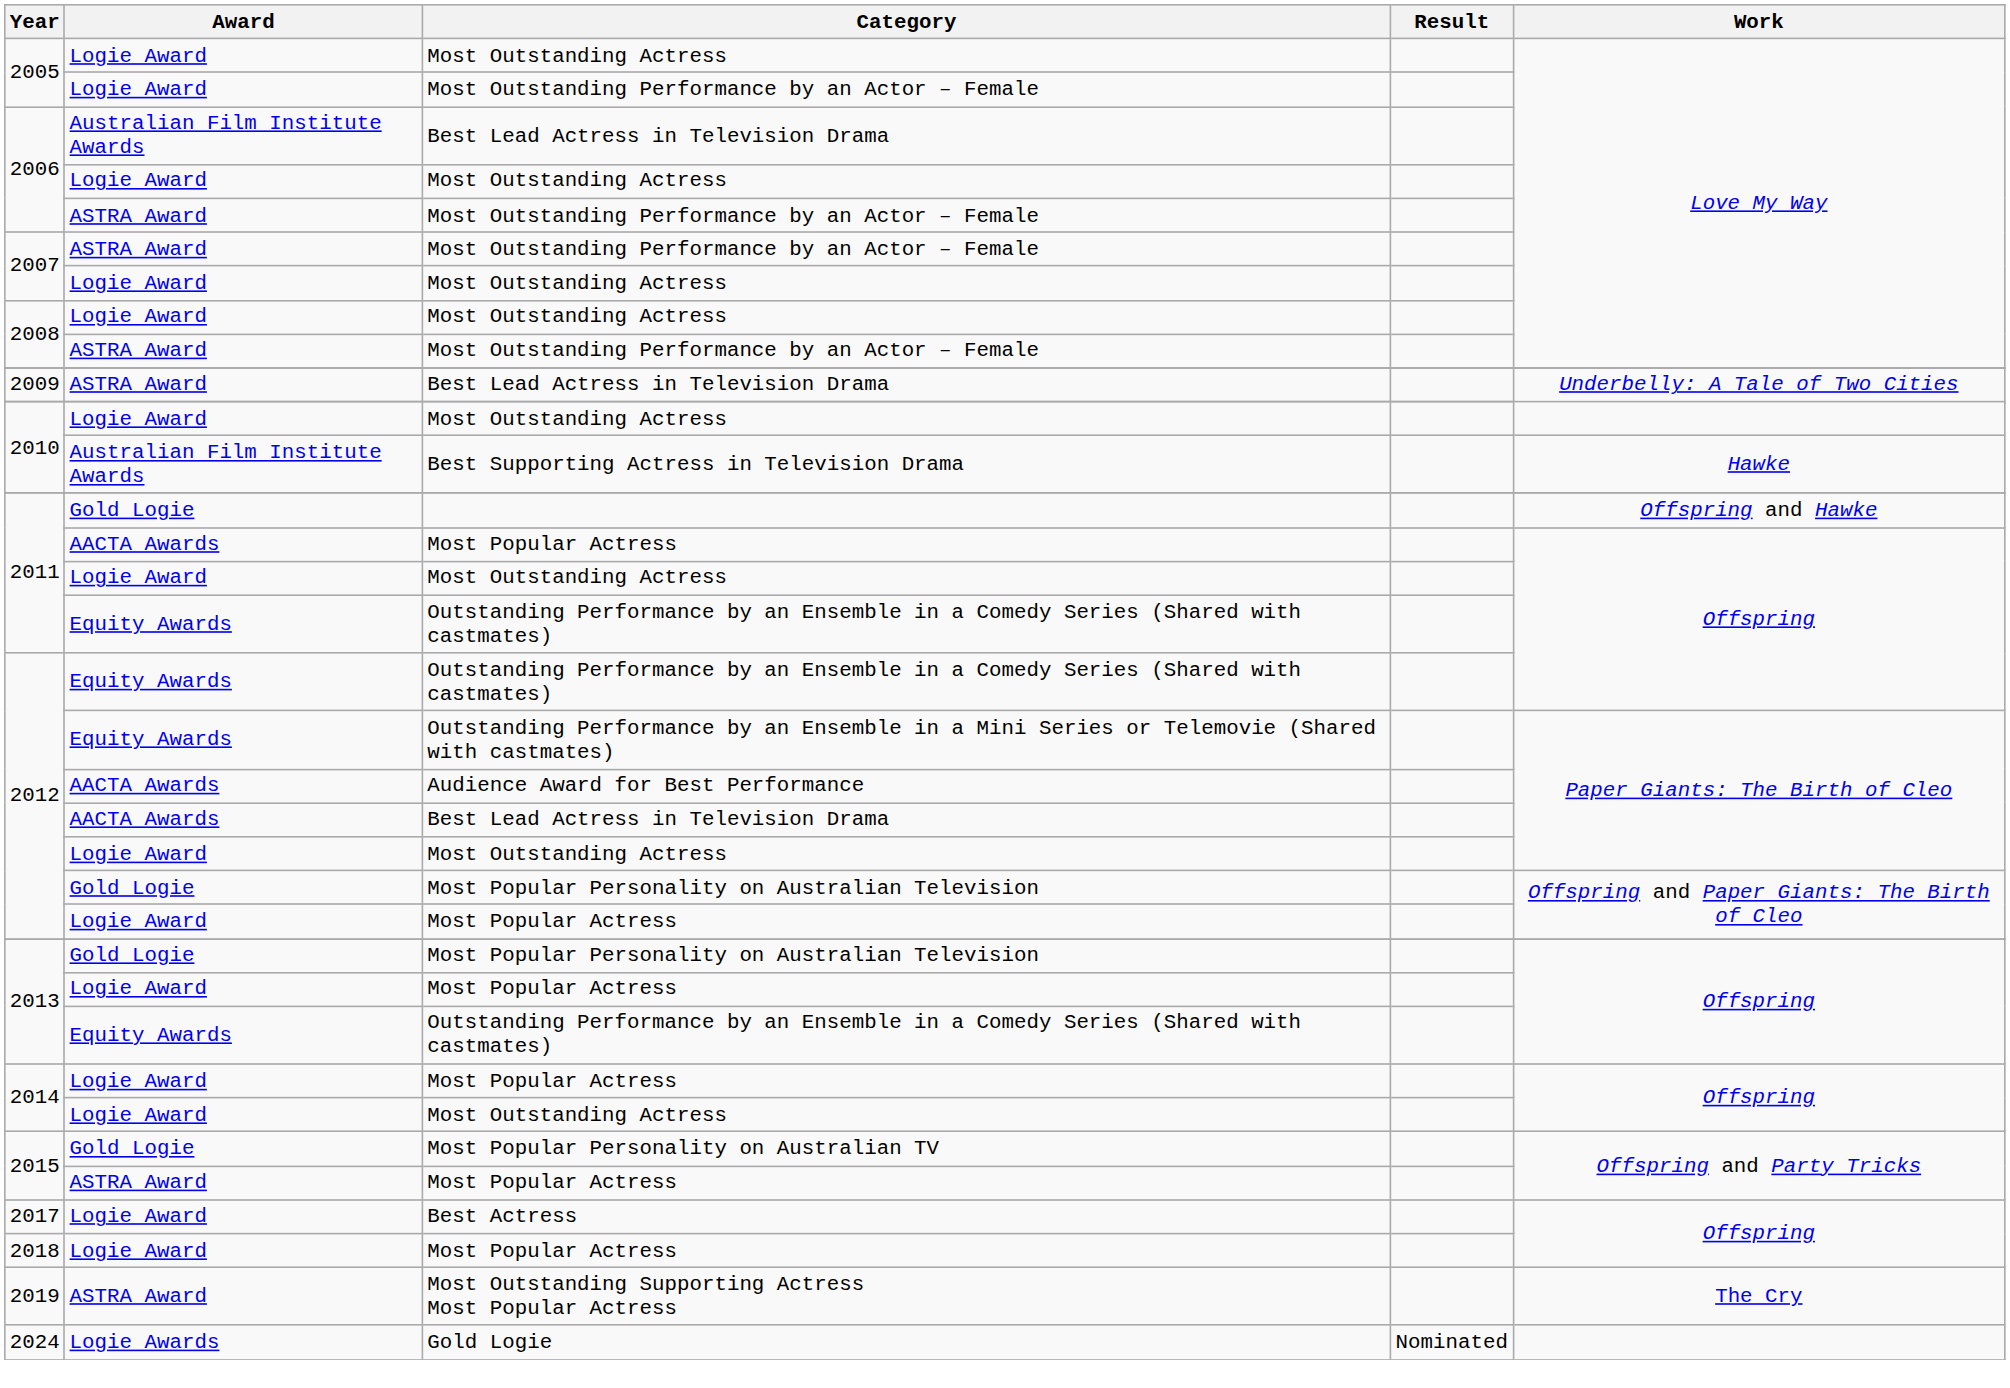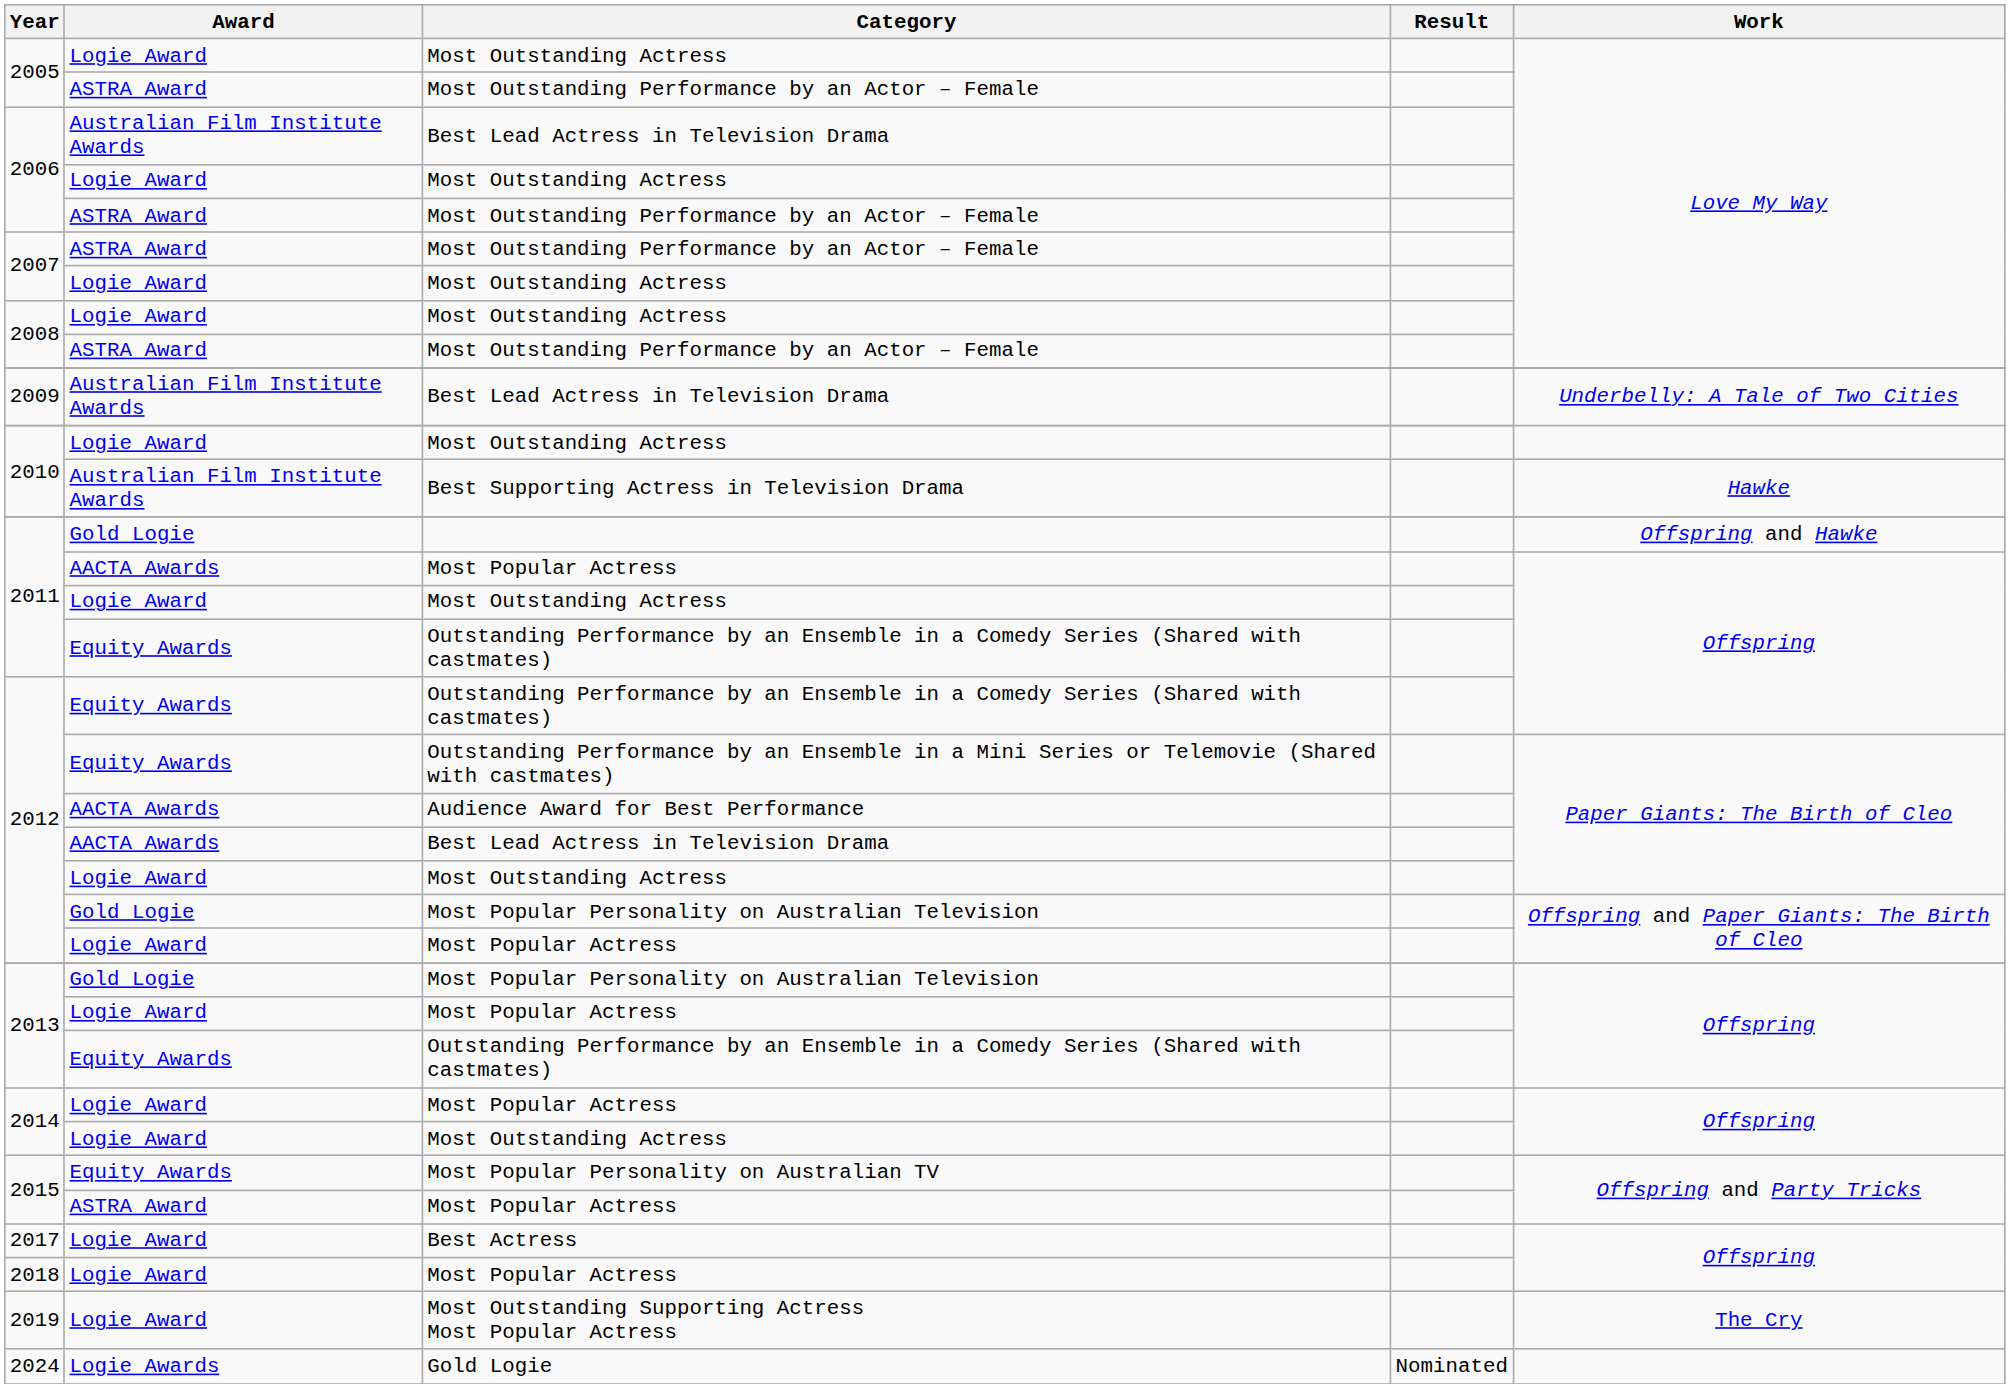(138, 90) Logie Award -> (138, 90) ASTRA Award
(138, 385) ASTRA Award -> (226, 397) Australian Film Institute Awards
(132, 1149) Gold Logie -> (151, 1173) Equity Awards
(138, 1296) ASTRA Award -> (138, 1320) Logie Award
